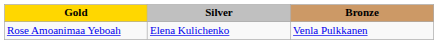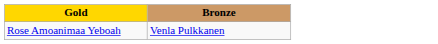- column: (219, 13)
